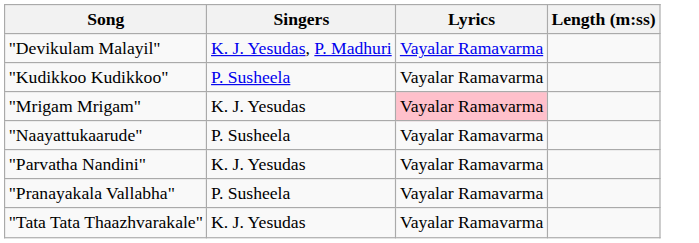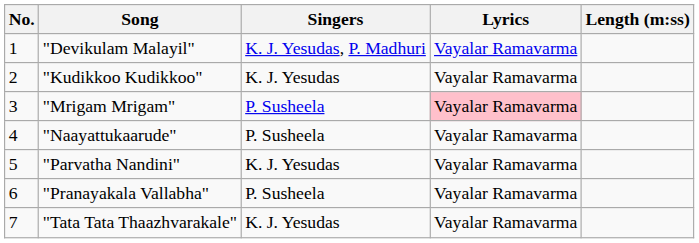+ column: (22, 19)
(251, 77) P. Susheela -> (292, 77) K. J. Yesudas
(258, 106) K. J. Yesudas -> (285, 106) P. Susheela
